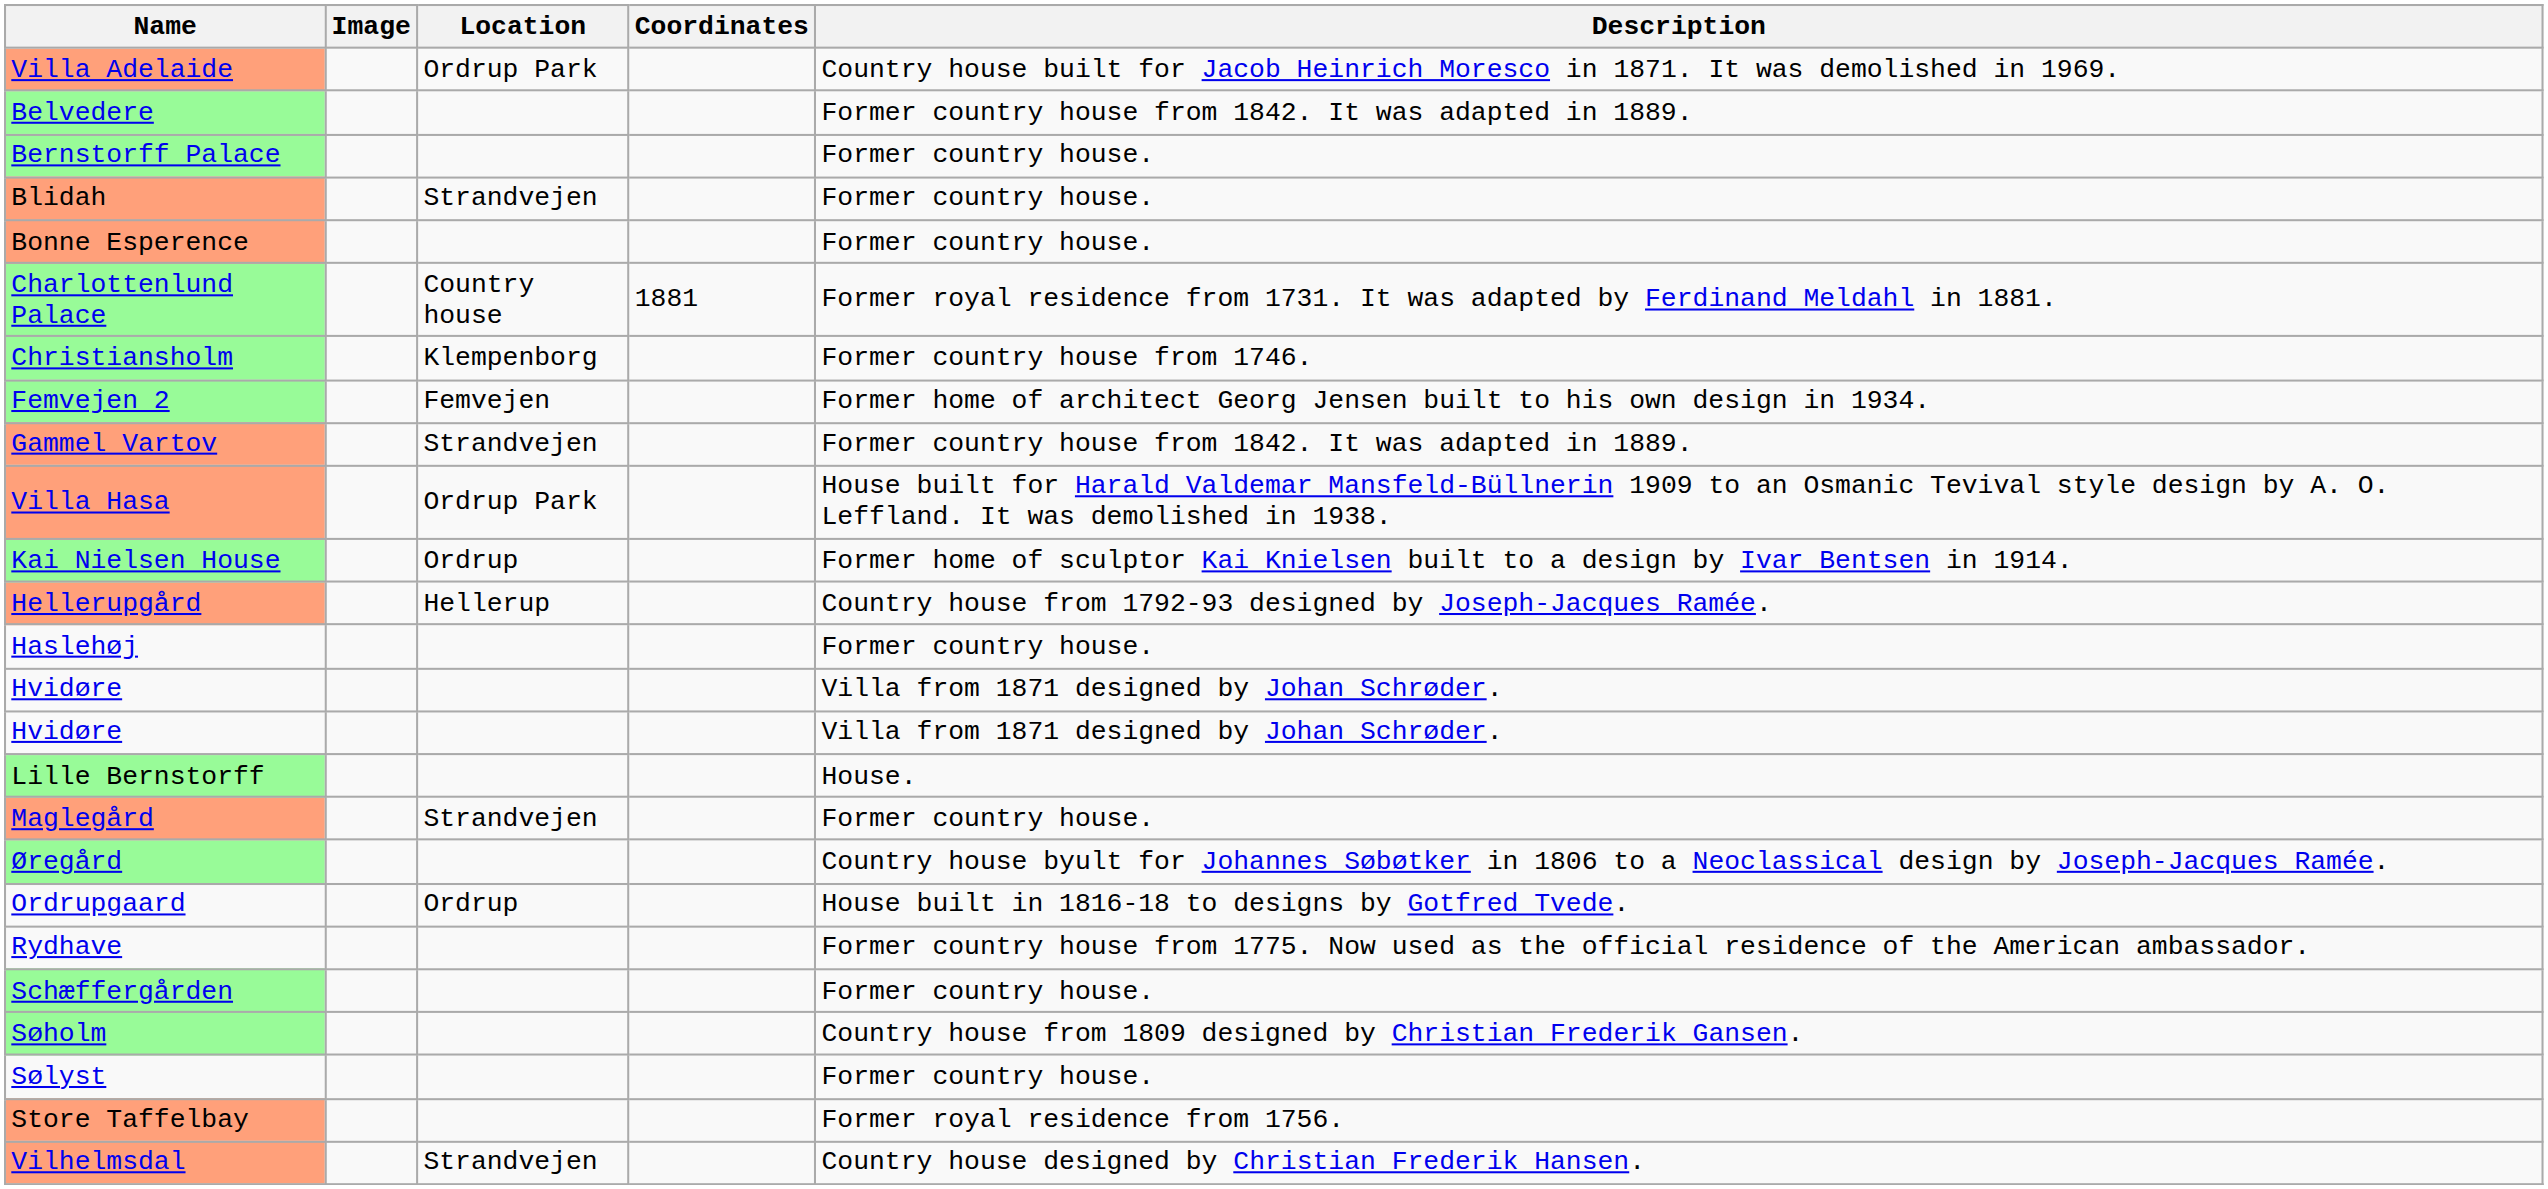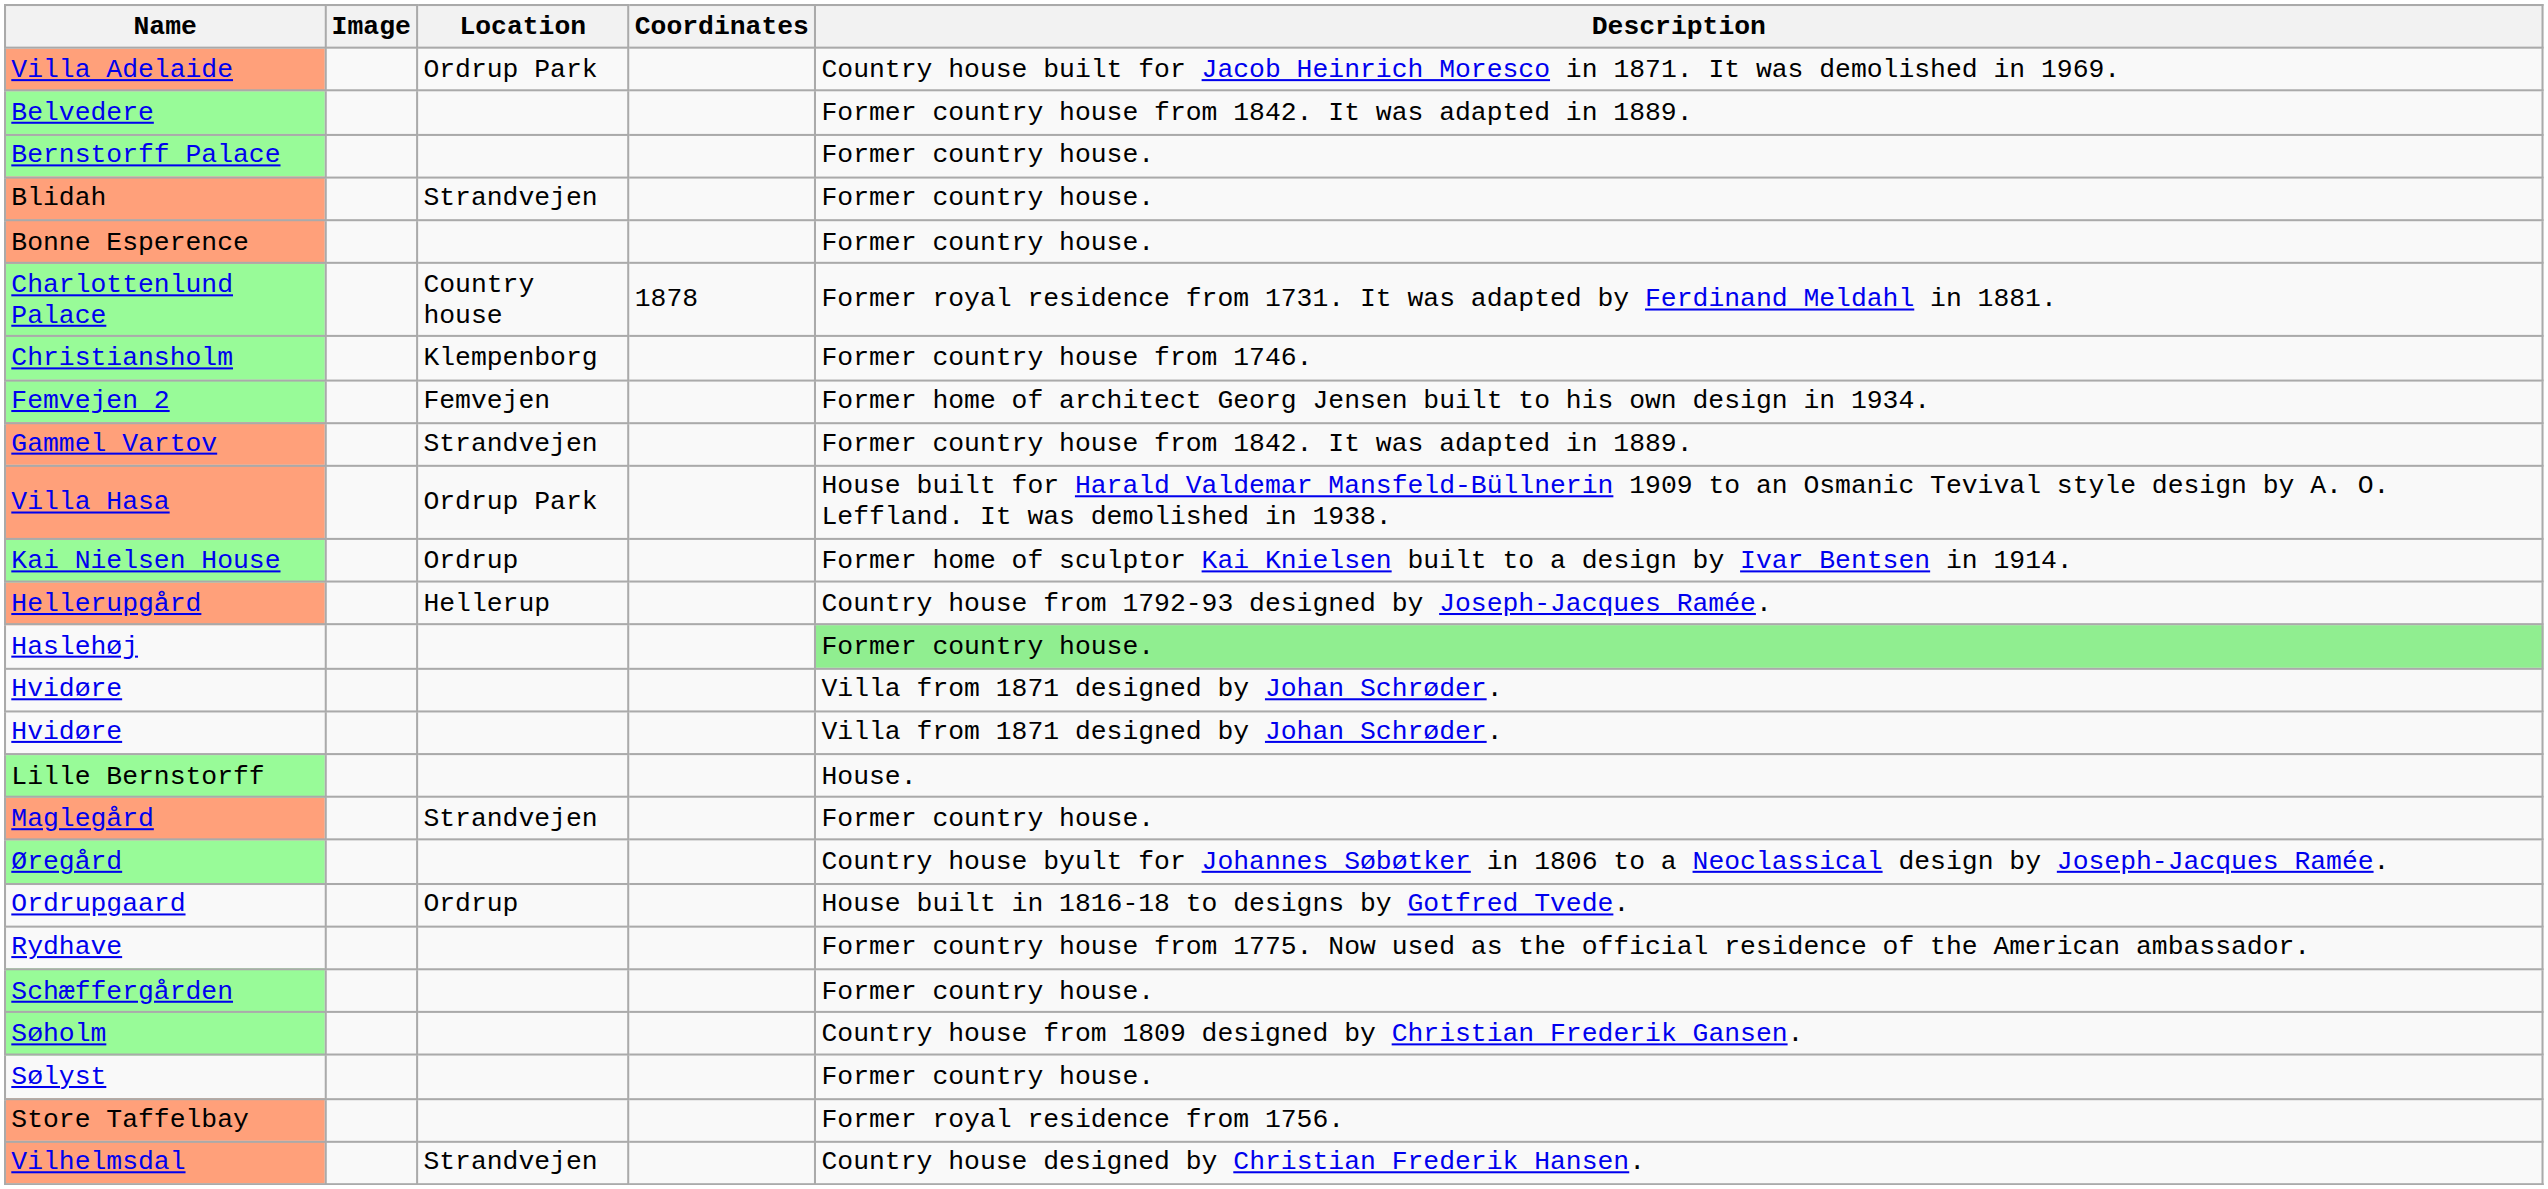(666, 300) 1881 -> (666, 300) 1878
(988, 647) no background -> (988, 647) lightgreen background
